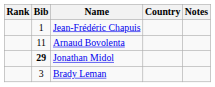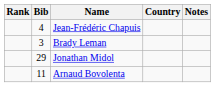(41, 27) 1 -> (41, 27) 4
rows swapped: (89, 43) <-> (80, 74)
(41, 58) bold -> (41, 58) normal
